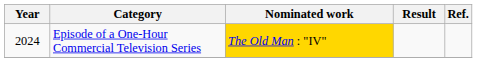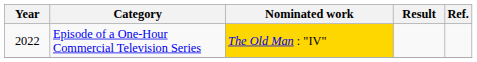(27, 40) 2024 -> (27, 40) 2022
